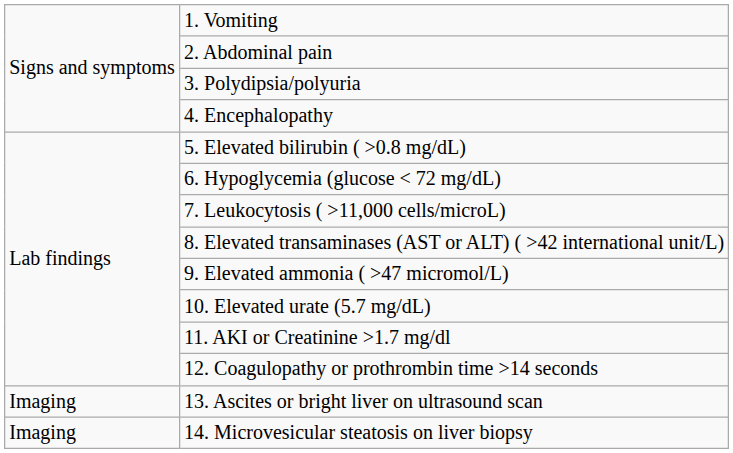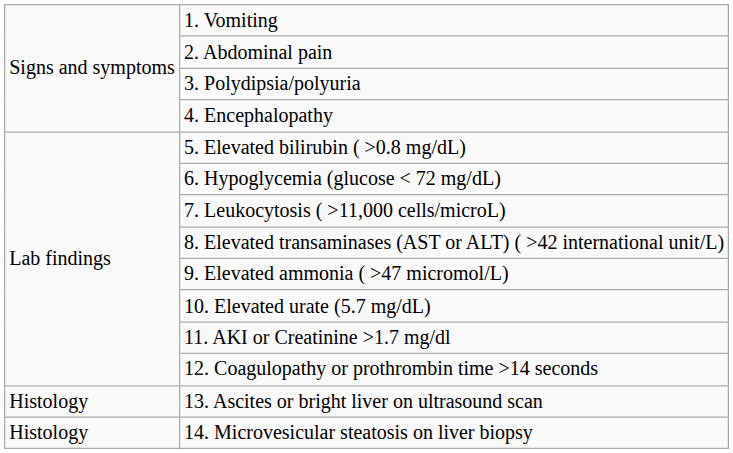(43, 400) Imaging -> (49, 400) Histology
(43, 432) Imaging -> (49, 432) Histology
